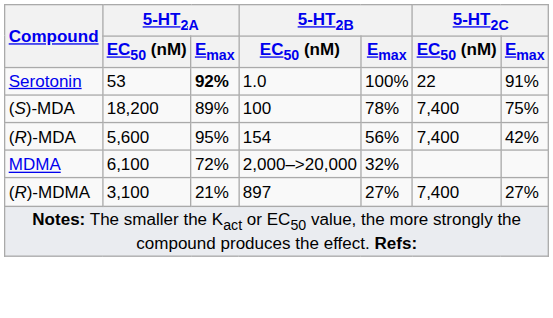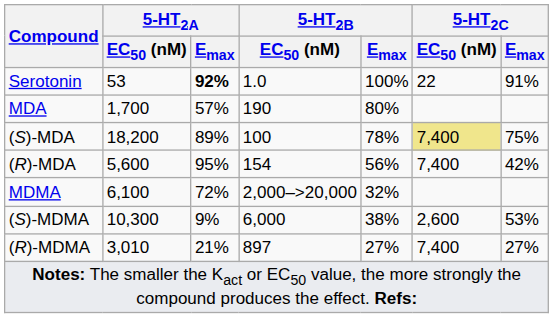+ row: (28, 109)
(438, 109) no background -> (438, 136) khaki background
+ row: (49, 220)
(128, 192) 3,100 -> (128, 247) 3,010
